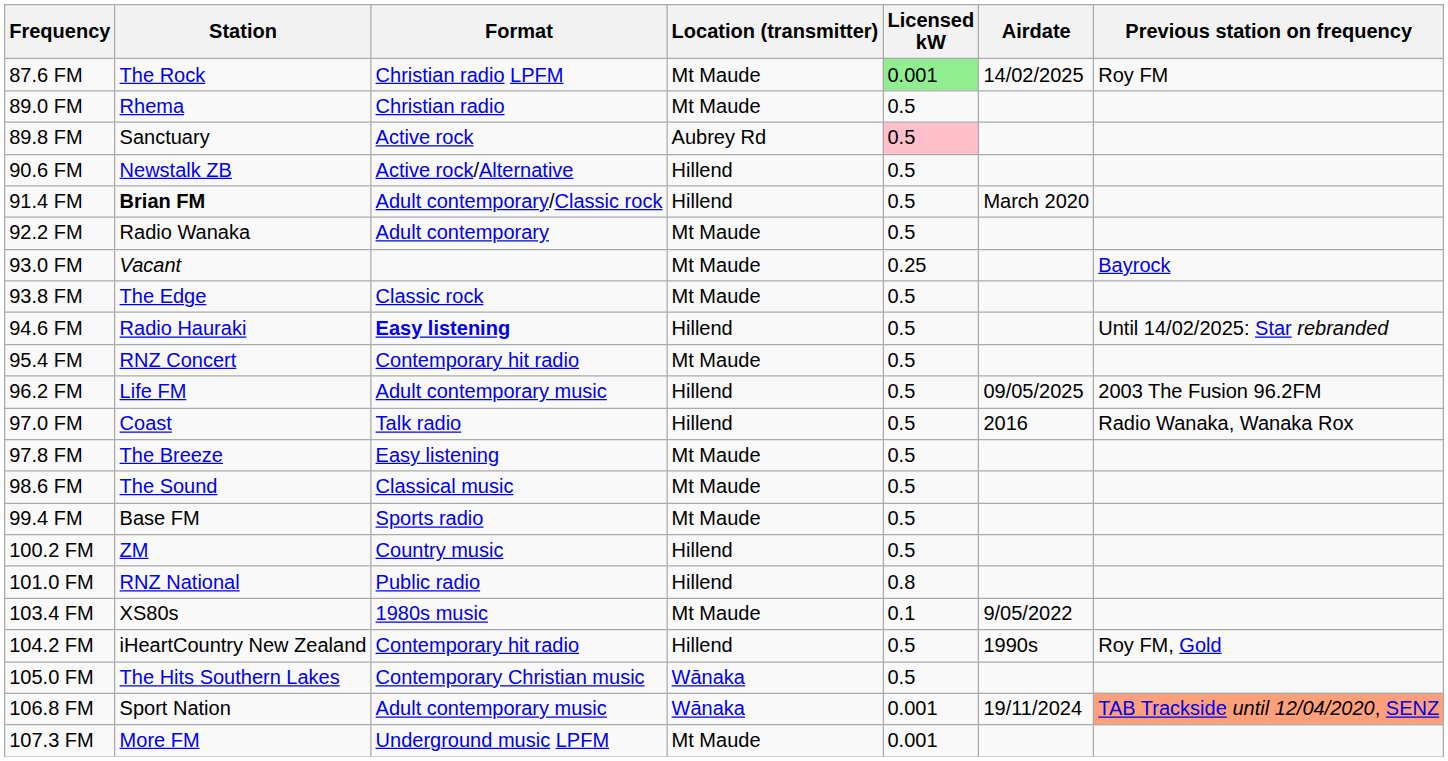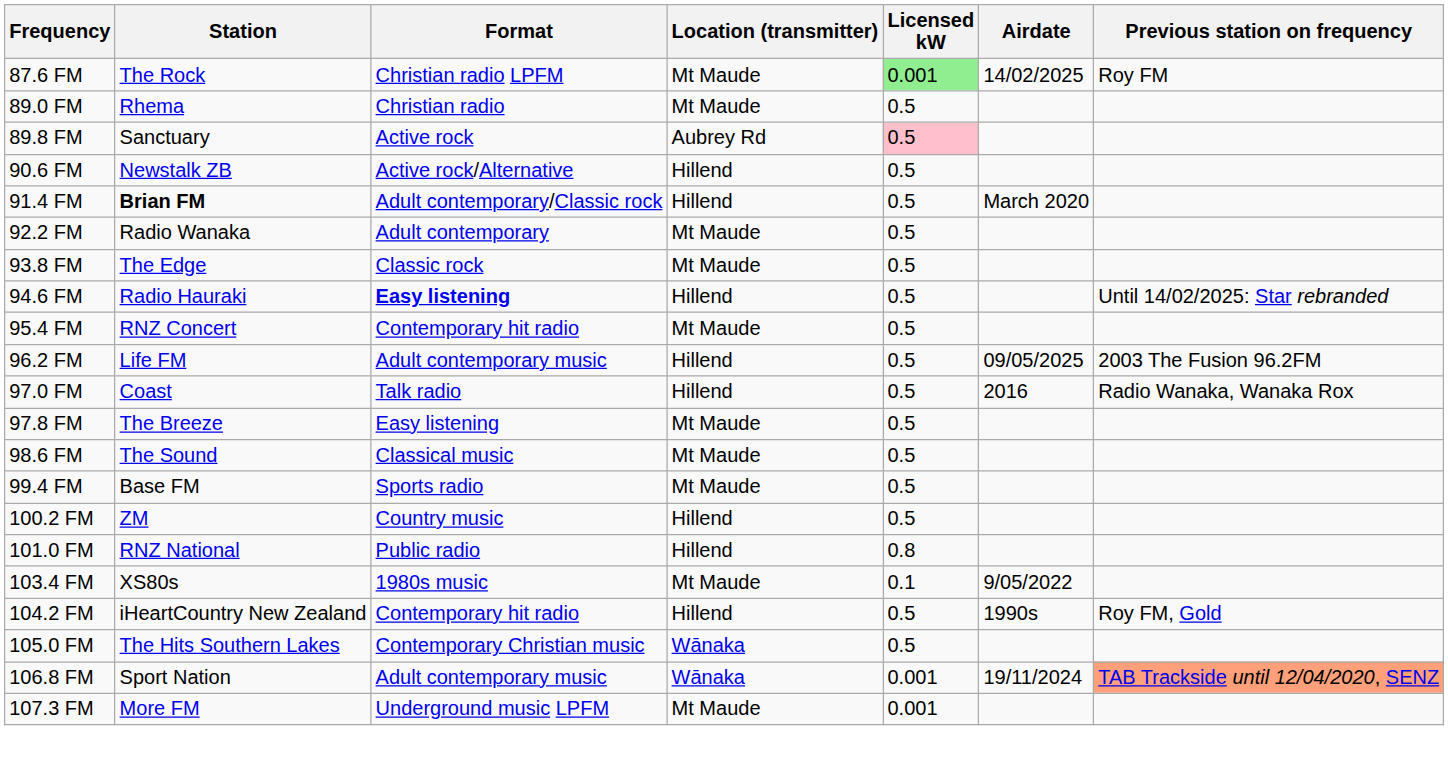- row: (46, 264)
